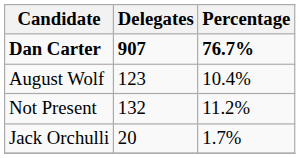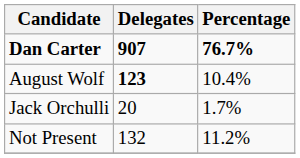(132, 78) normal -> (132, 78) bold
rows swapped: (59, 138) <-> (53, 108)
